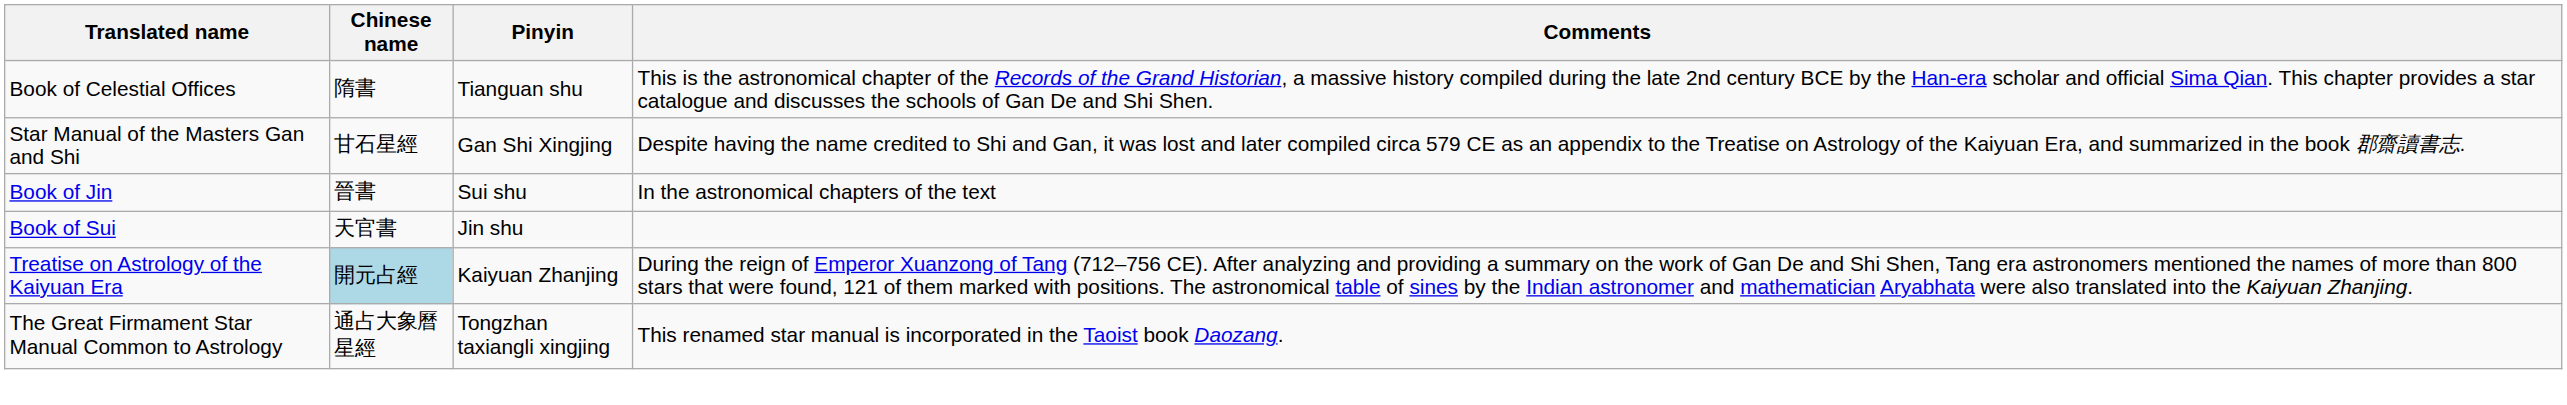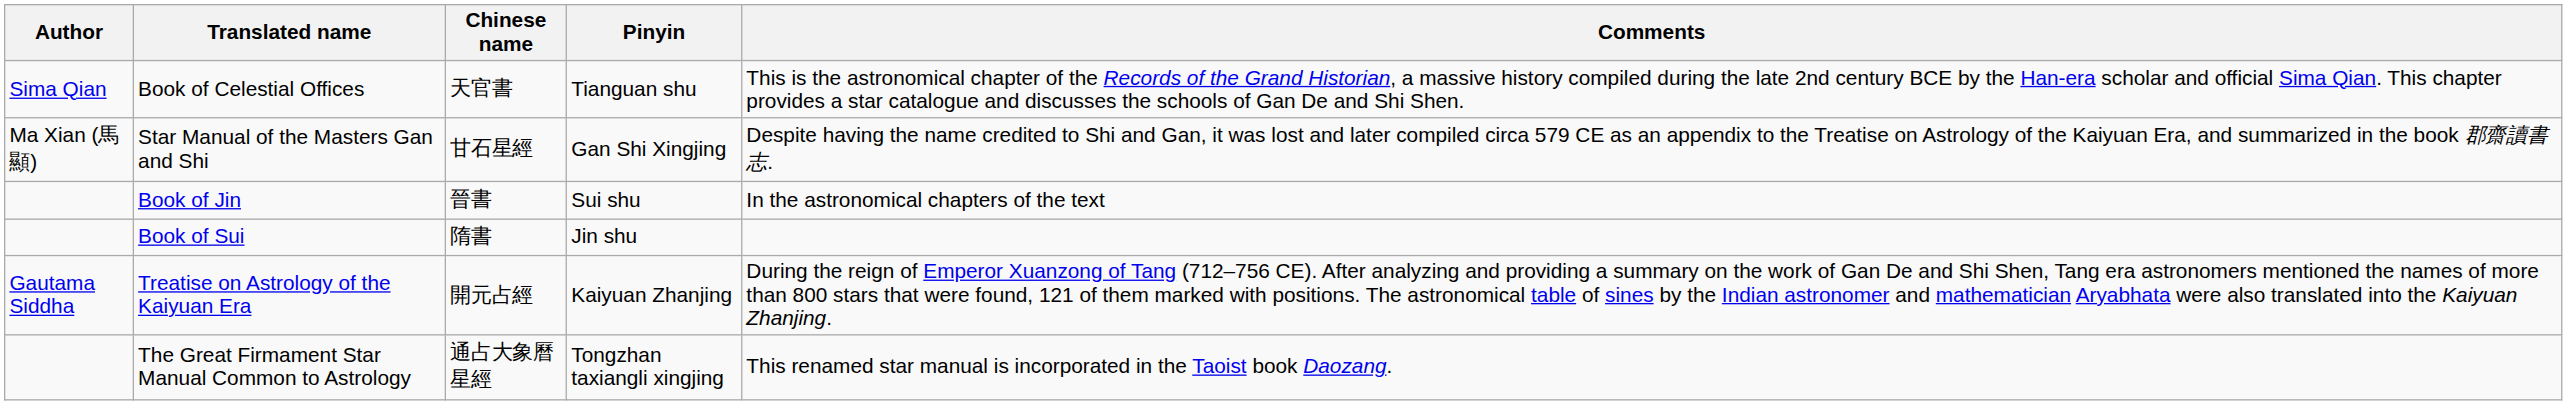+ column: (69, 32)
(355, 88) 隋書 -> (481, 88) 天官書
(365, 228) 天官書 -> (471, 236) 隋書
(376, 274) lightblue background -> (492, 294) no background
